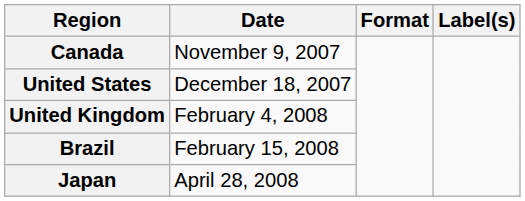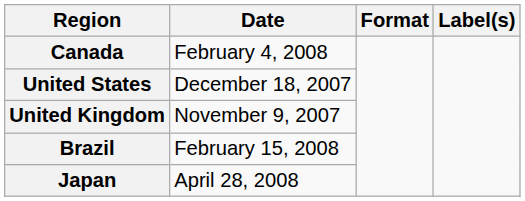(257, 52) November 9, 2007 -> (251, 52) February 4, 2008
(251, 116) February 4, 2008 -> (257, 116) November 9, 2007
